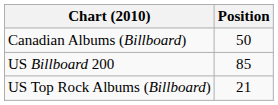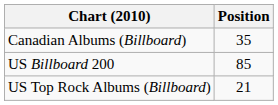(244, 40) 50 -> (244, 40) 35
